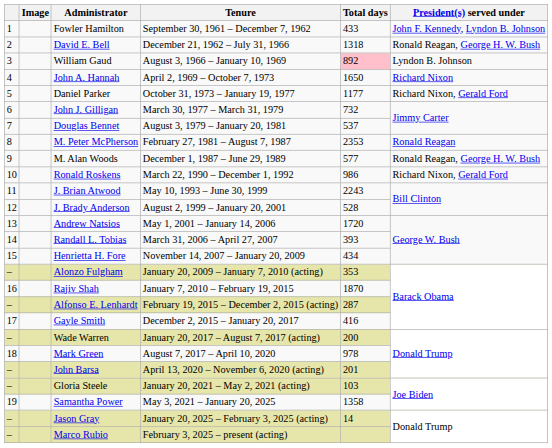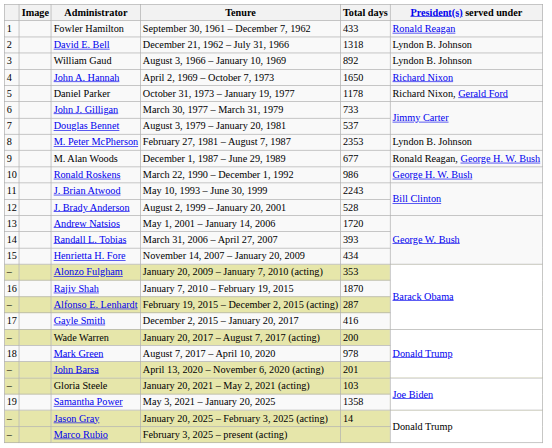(469, 28) John F. Kennedy, Lyndon B. Johnson -> (424, 28) Ronald Reagan
(466, 45) Ronald Reagan, George H. W. Bush -> (432, 45) Lyndon B. Johnson
(351, 61) pink background -> (351, 61) no background
(353, 93) 1177 -> (353, 93) 1178
(351, 110) 732 -> (351, 110) 733
(424, 142) Ronald Reagan -> (432, 142) Lyndon B. Johnson
(351, 158) 577 -> (351, 158) 677
(450, 175) Richard Nixon, Gerald Ford -> (432, 175) George H. W. Bush
